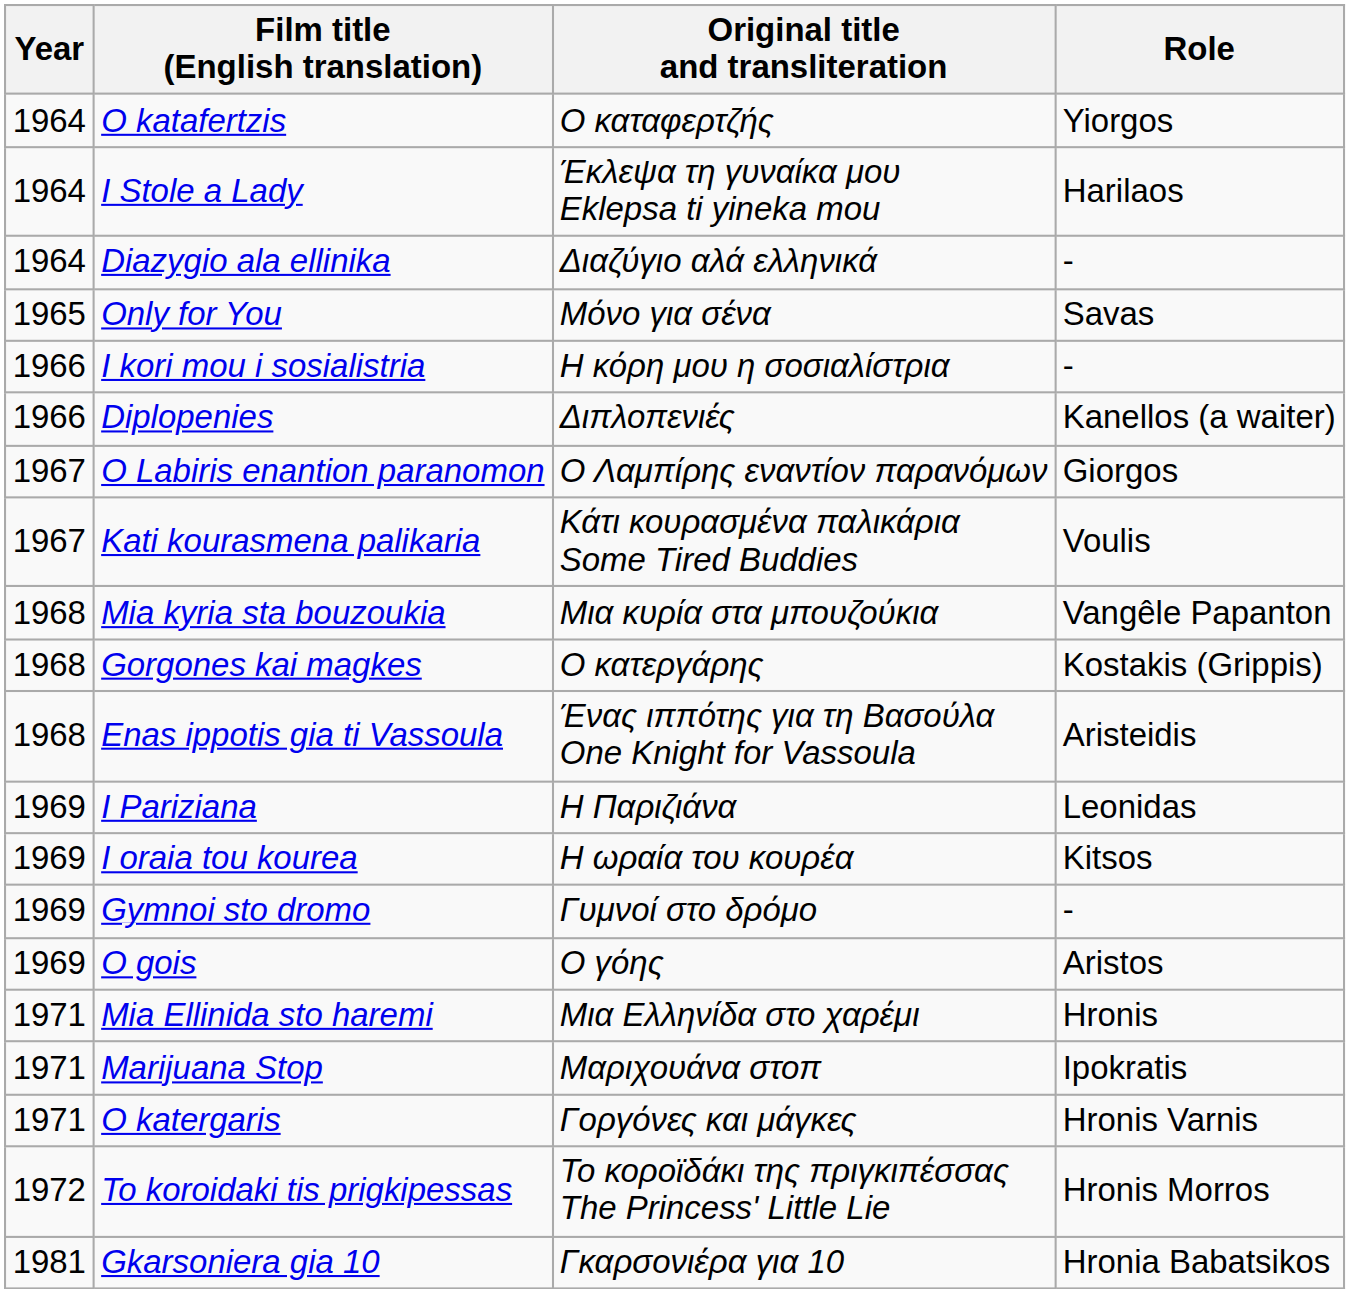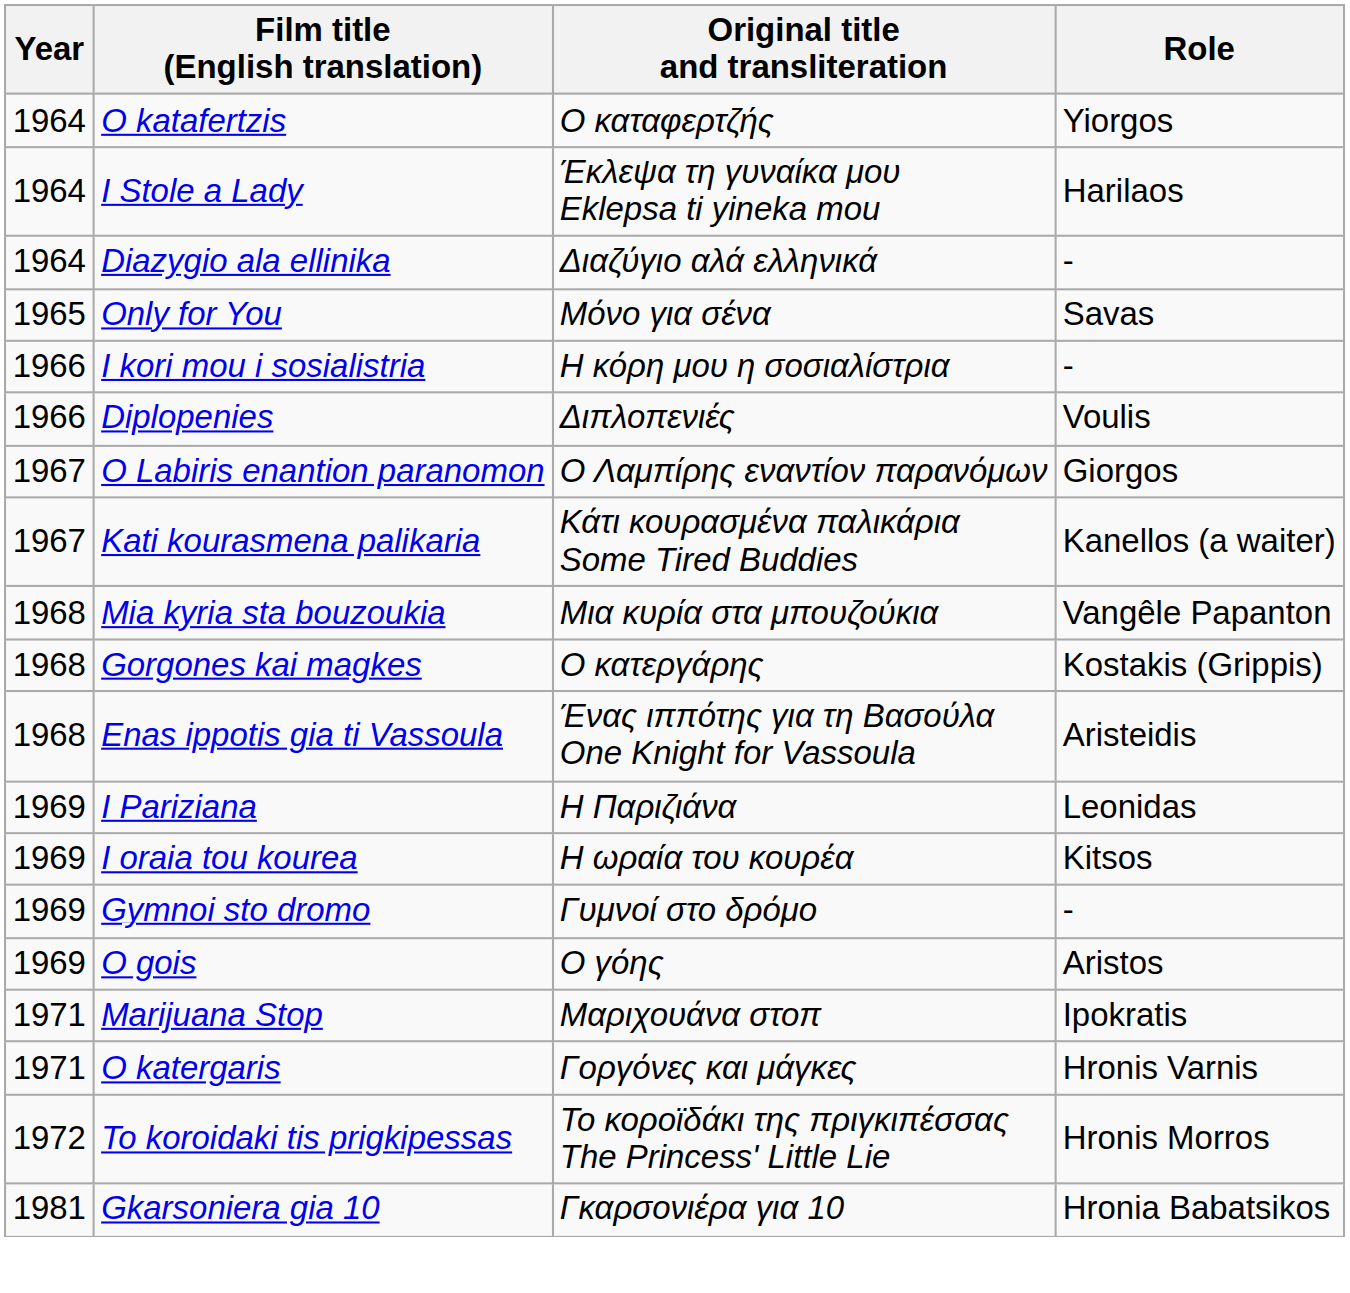(1199, 418) Kanellos (a waiter) -> (1107, 418) Voulis
(1107, 541) Voulis -> (1199, 541) Kanellos (a waiter)
- row: (267, 1015)
